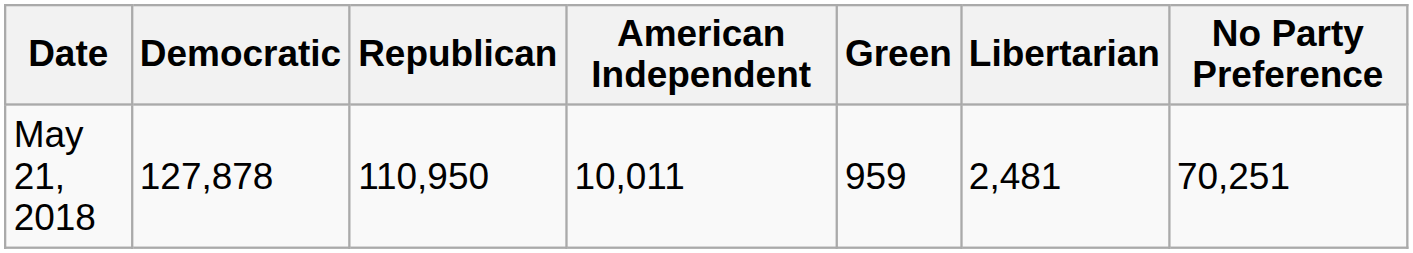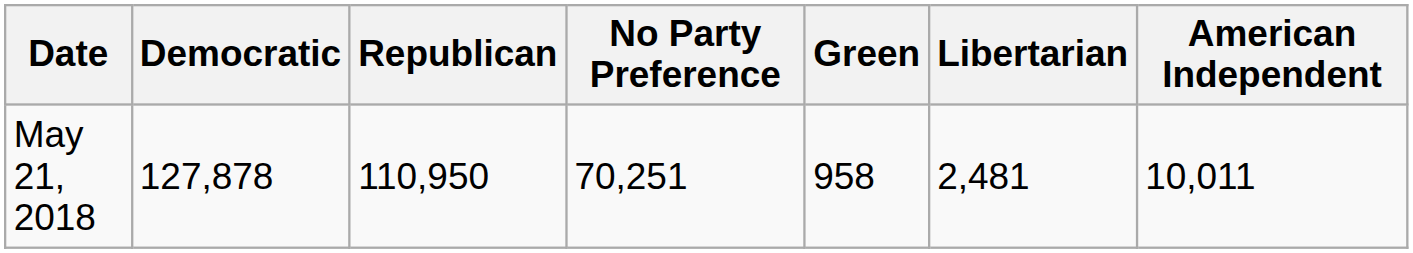columns swapped: (701, 54) <-> (1288, 54)
(876, 175) 959 -> (844, 175) 958
